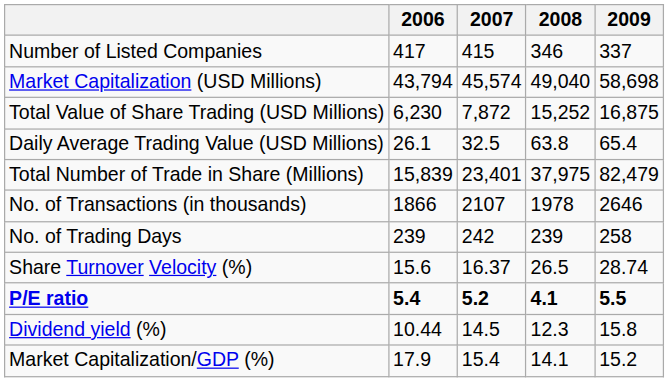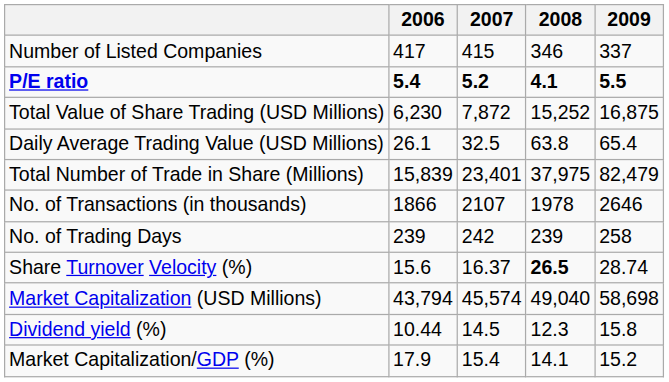rows swapped: (165, 81) <-> (49, 298)
(550, 267) normal -> (550, 267) bold
